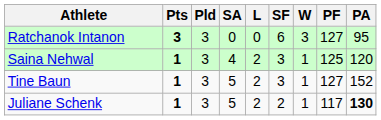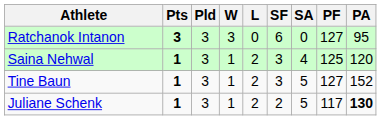columns swapped: (305, 15) <-> (232, 15)
